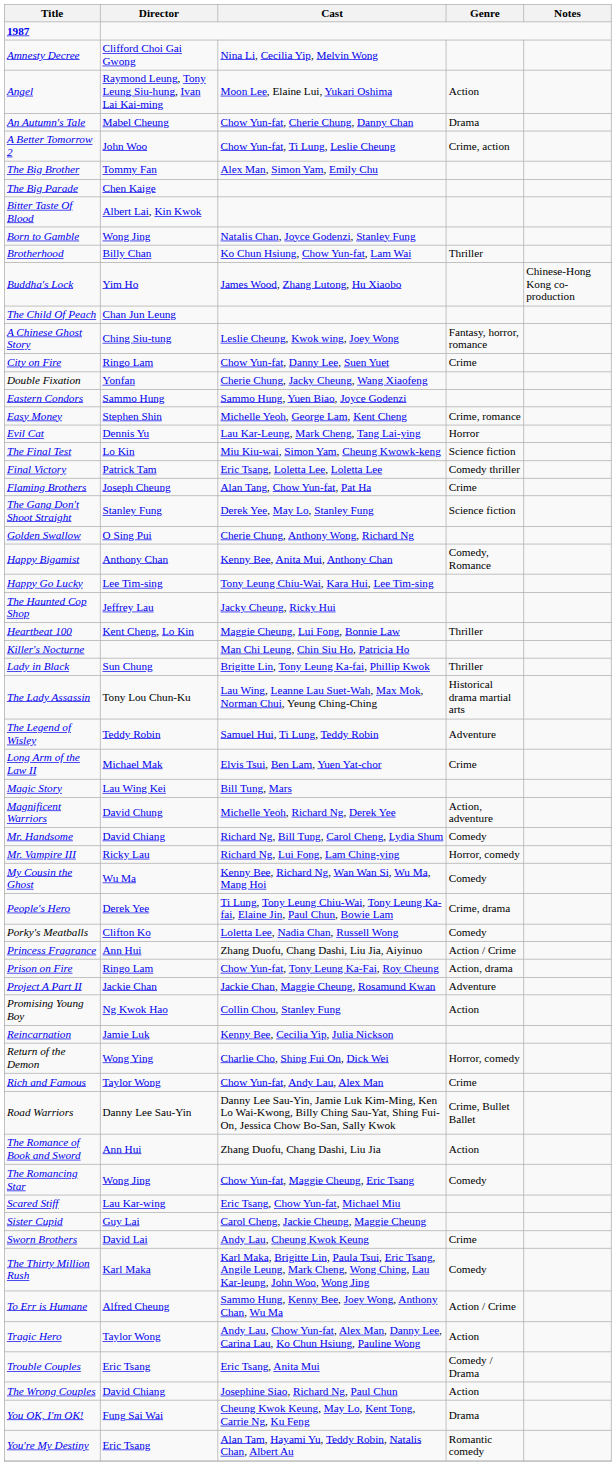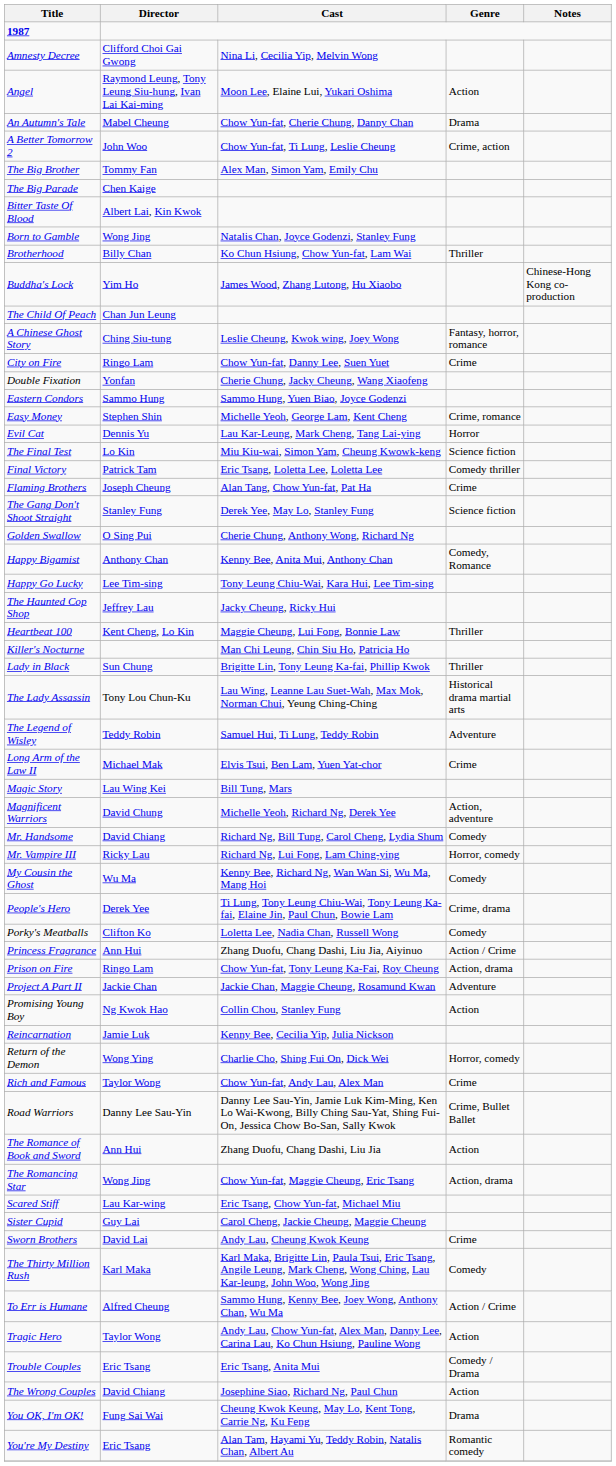(468, 1179) Comedy -> (481, 1179) Action, drama
